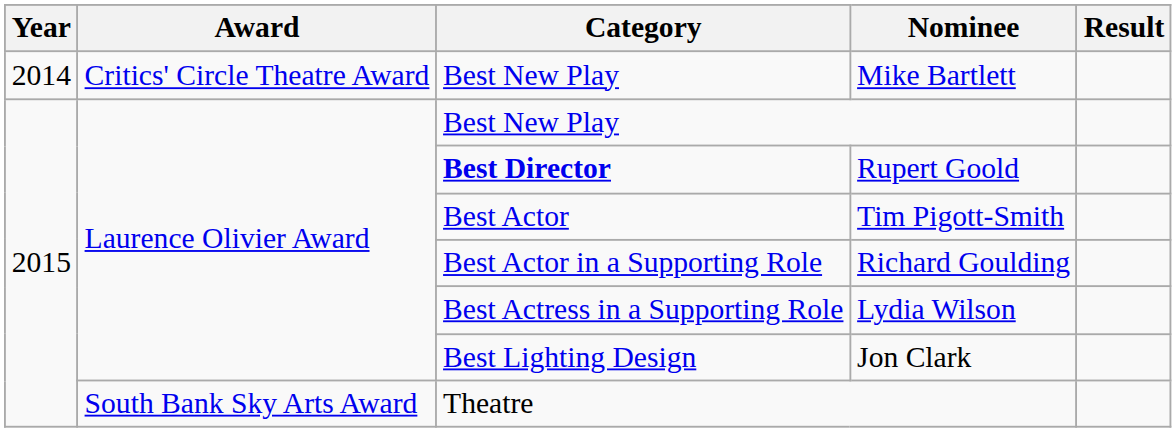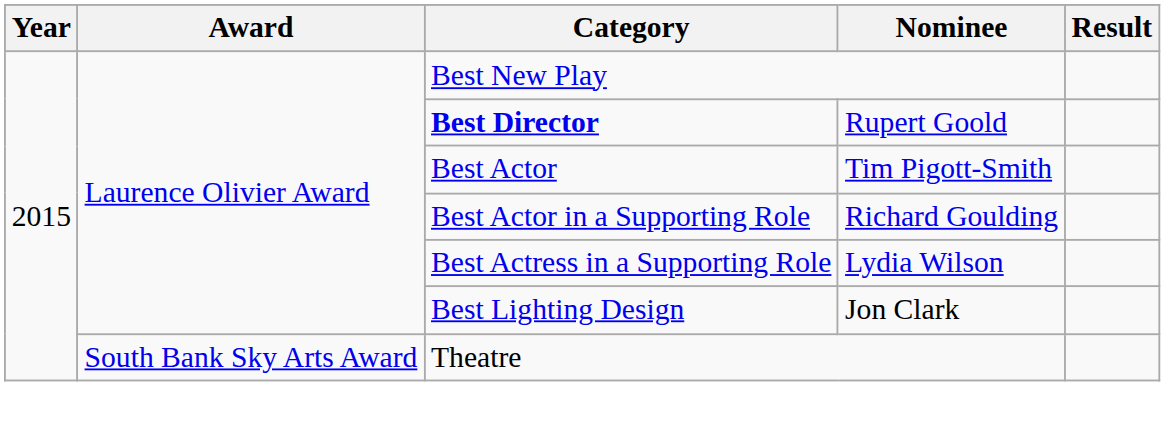- row: (936, 74)
